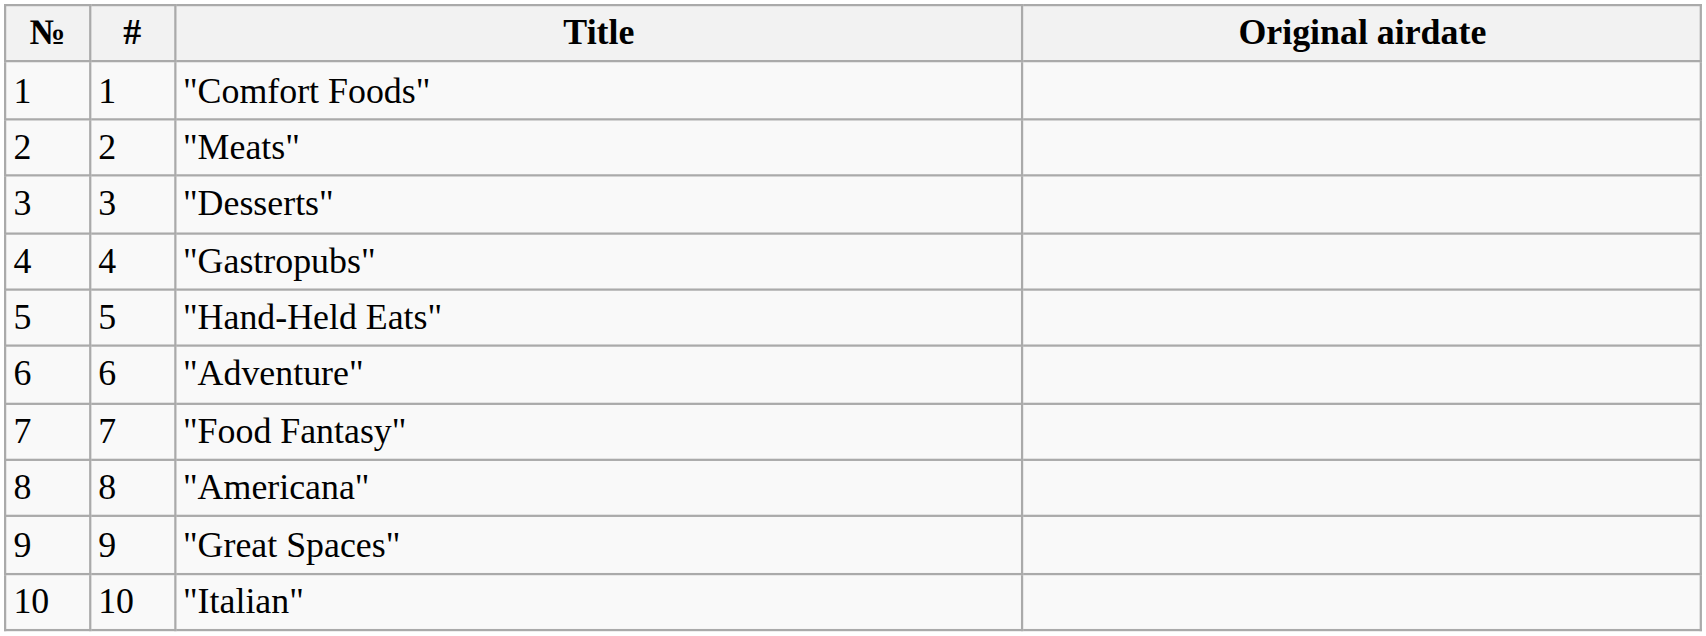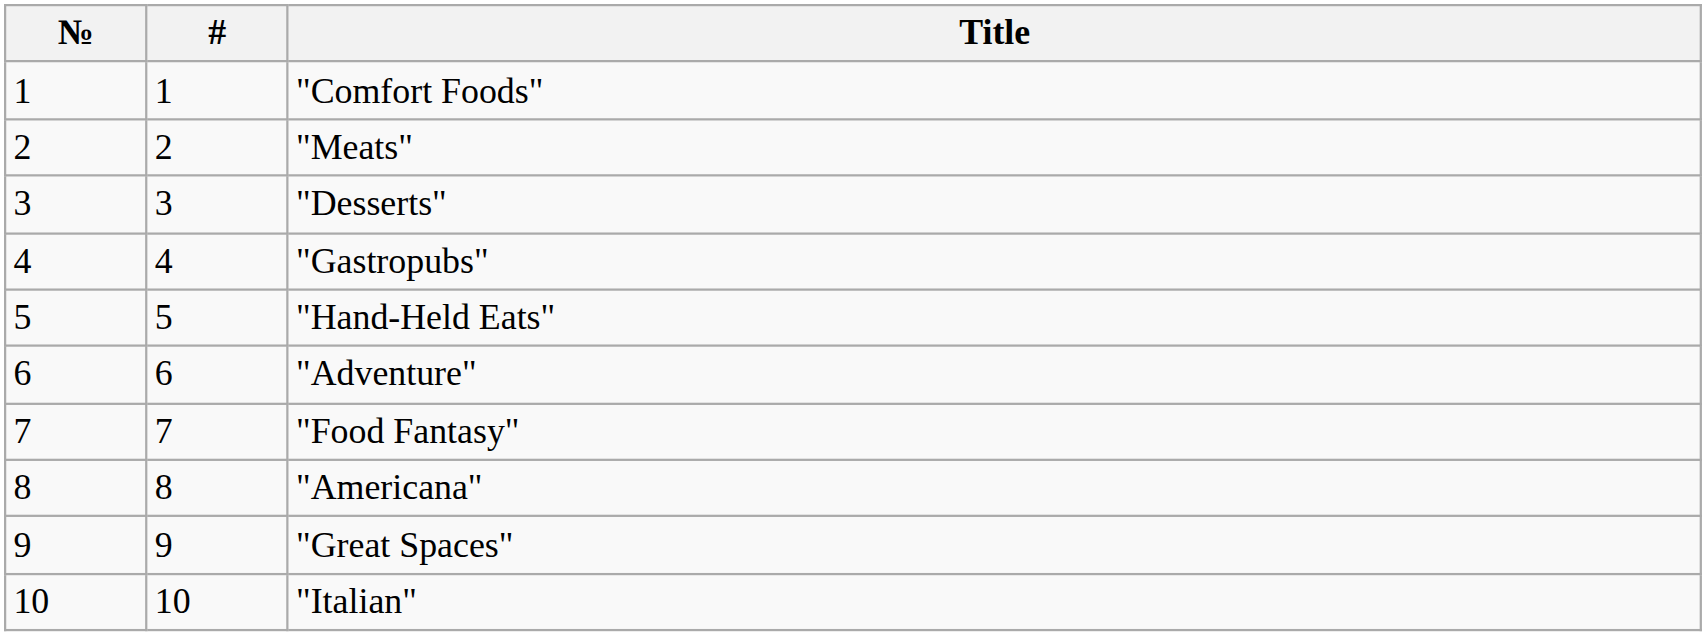- column: (1362, 32)
